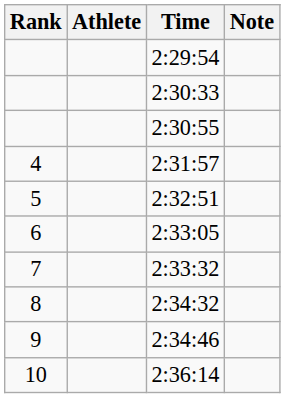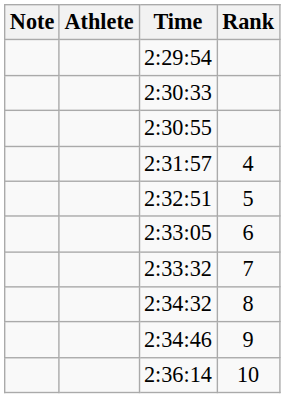columns swapped: (36, 22) <-> (252, 22)
